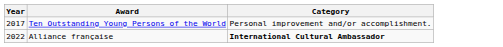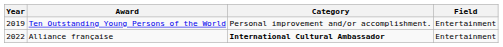+ column: (466, 11)
(16, 23) 2017 -> (16, 23) 2019
